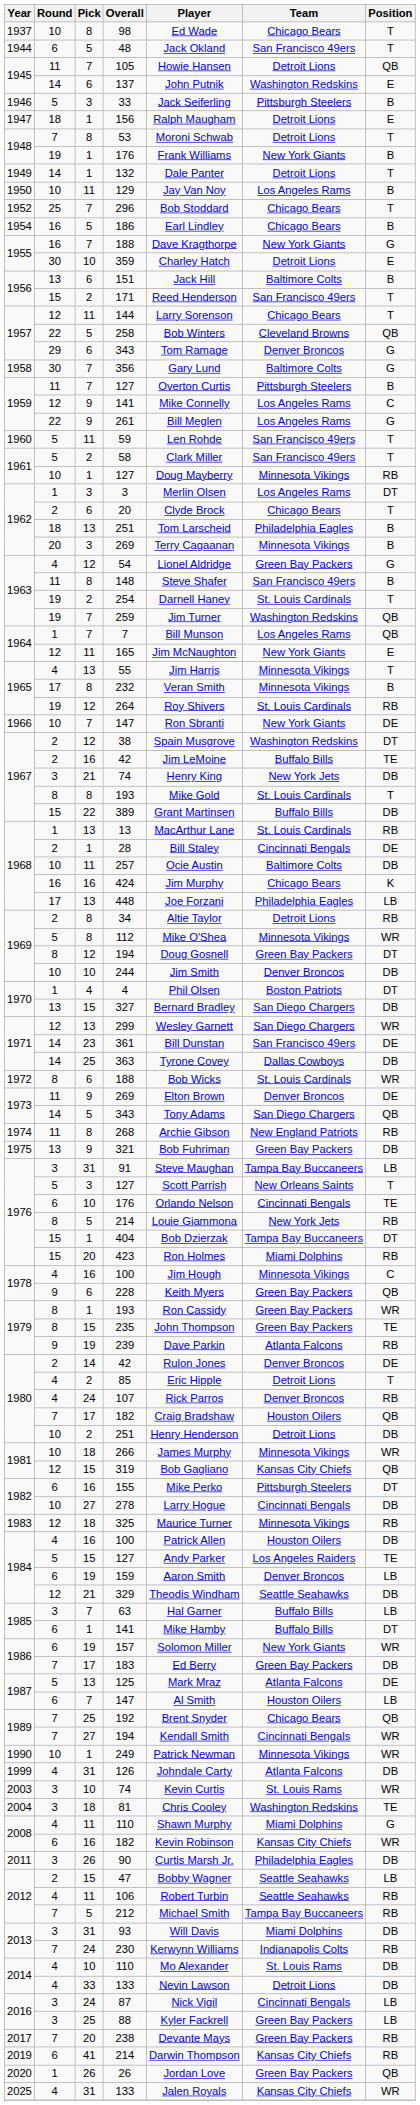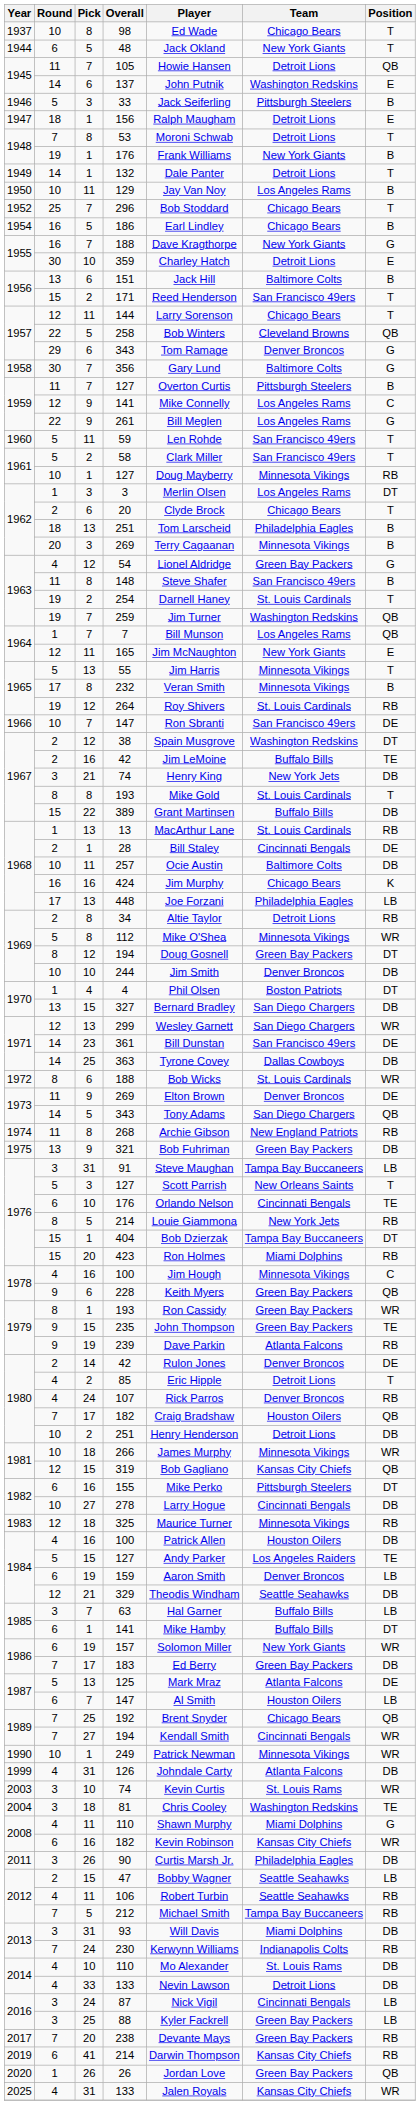(304, 48) San Francisco 49ers -> (304, 48) New York Giants
(55, 670) 4 -> (55, 670) 5
(304, 723) New York Giants -> (304, 723) San Francisco 49ers
(55, 1327) 8 -> (55, 1327) 9
